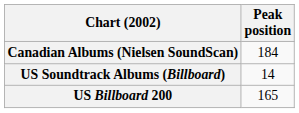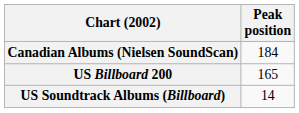rows swapped: (123, 96) <-> (123, 74)
